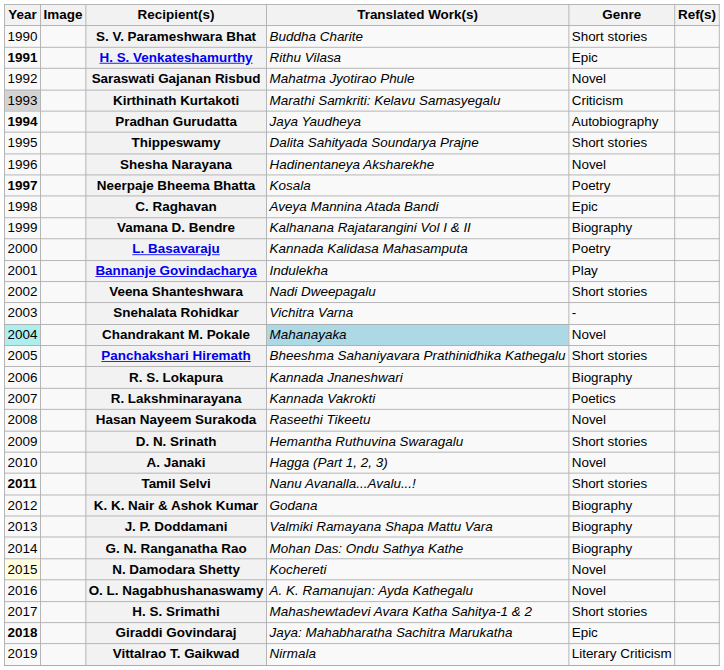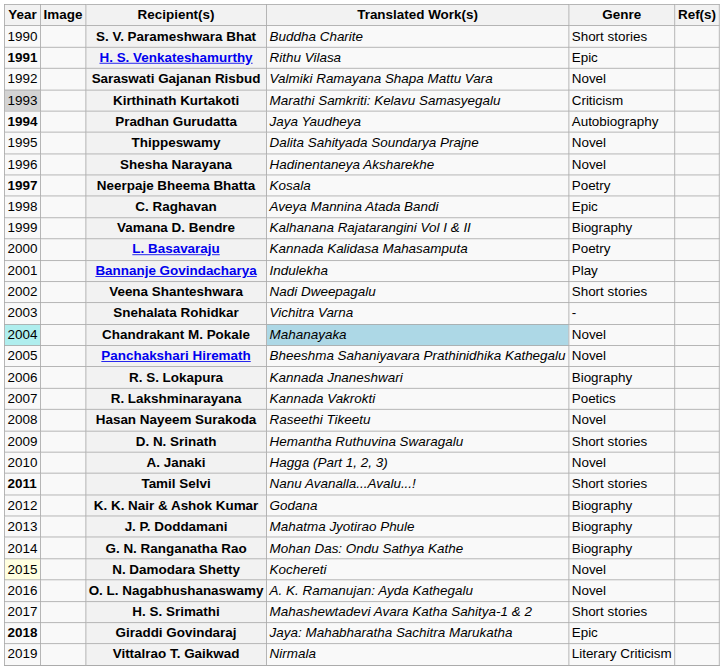(342, 79) Mahatma Jyotirao Phule -> (381, 79) Valmiki Ramayana Shapa Mattu Vara
(609, 143) Short stories -> (589, 143) Novel
(609, 356) Short stories -> (589, 356) Novel
(381, 526) Valmiki Ramayana Shapa Mattu Vara -> (342, 526) Mahatma Jyotirao Phule
